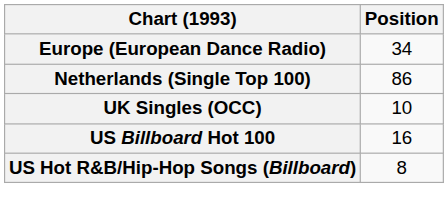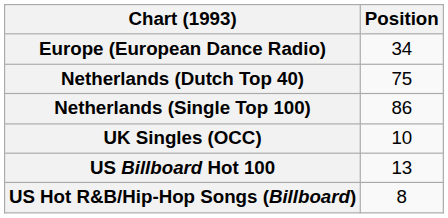+ row: (183, 78)
(402, 138) 16 -> (402, 167) 13
